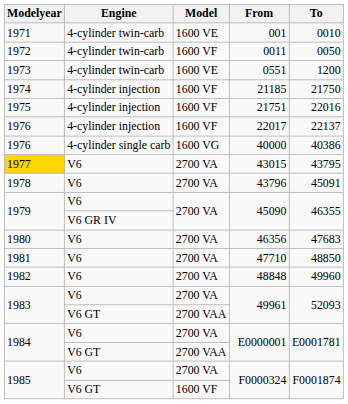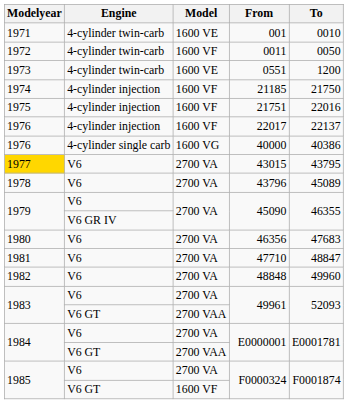(326, 182) 45091 -> (326, 182) 45089
(326, 257) 48850 -> (326, 257) 48847
